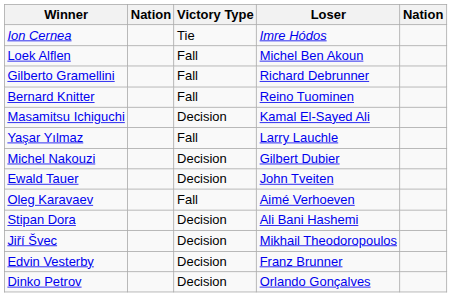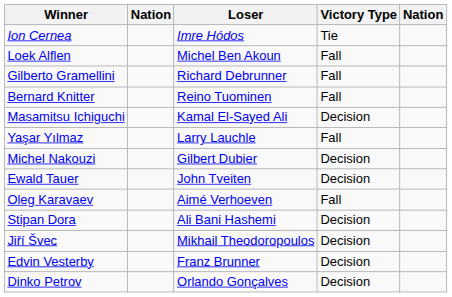columns swapped: (215, 14) <-> (328, 14)
